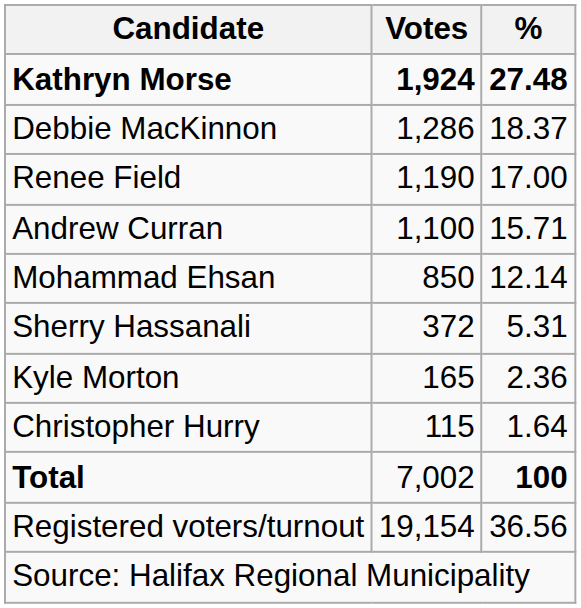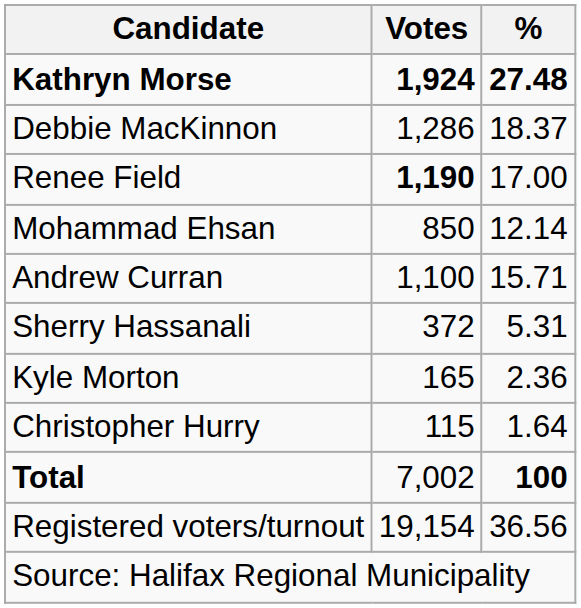(435, 178) normal -> (435, 178) bold
rows swapped: (118, 228) <-> (144, 278)
